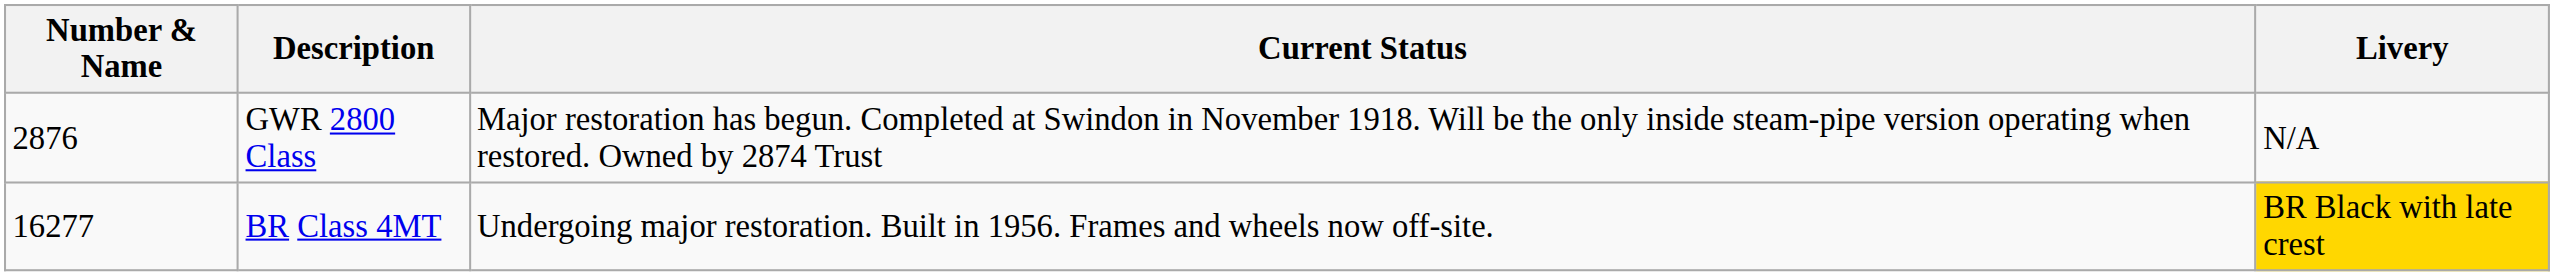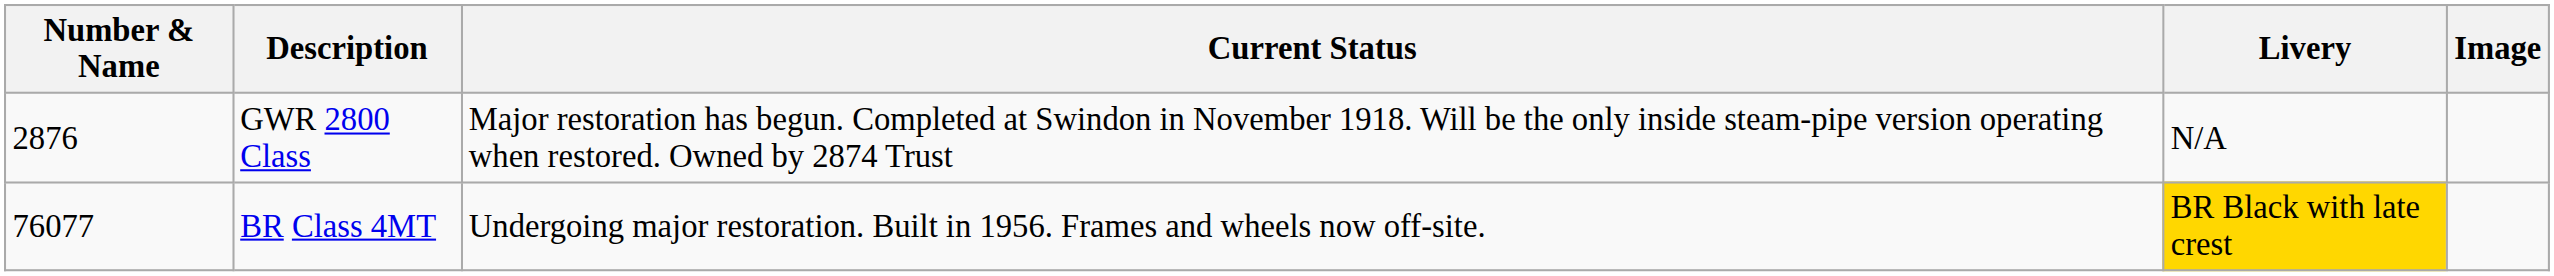+ column: (2498, 48)
(53, 225) 16277 -> (53, 225) 76077
